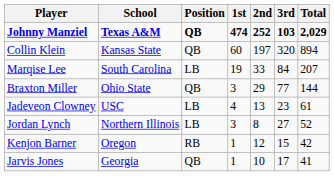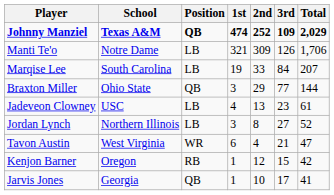(286, 32) 103 -> (286, 32) 109
+ row: (32, 50)
- row: (36, 50)
+ row: (38, 143)
